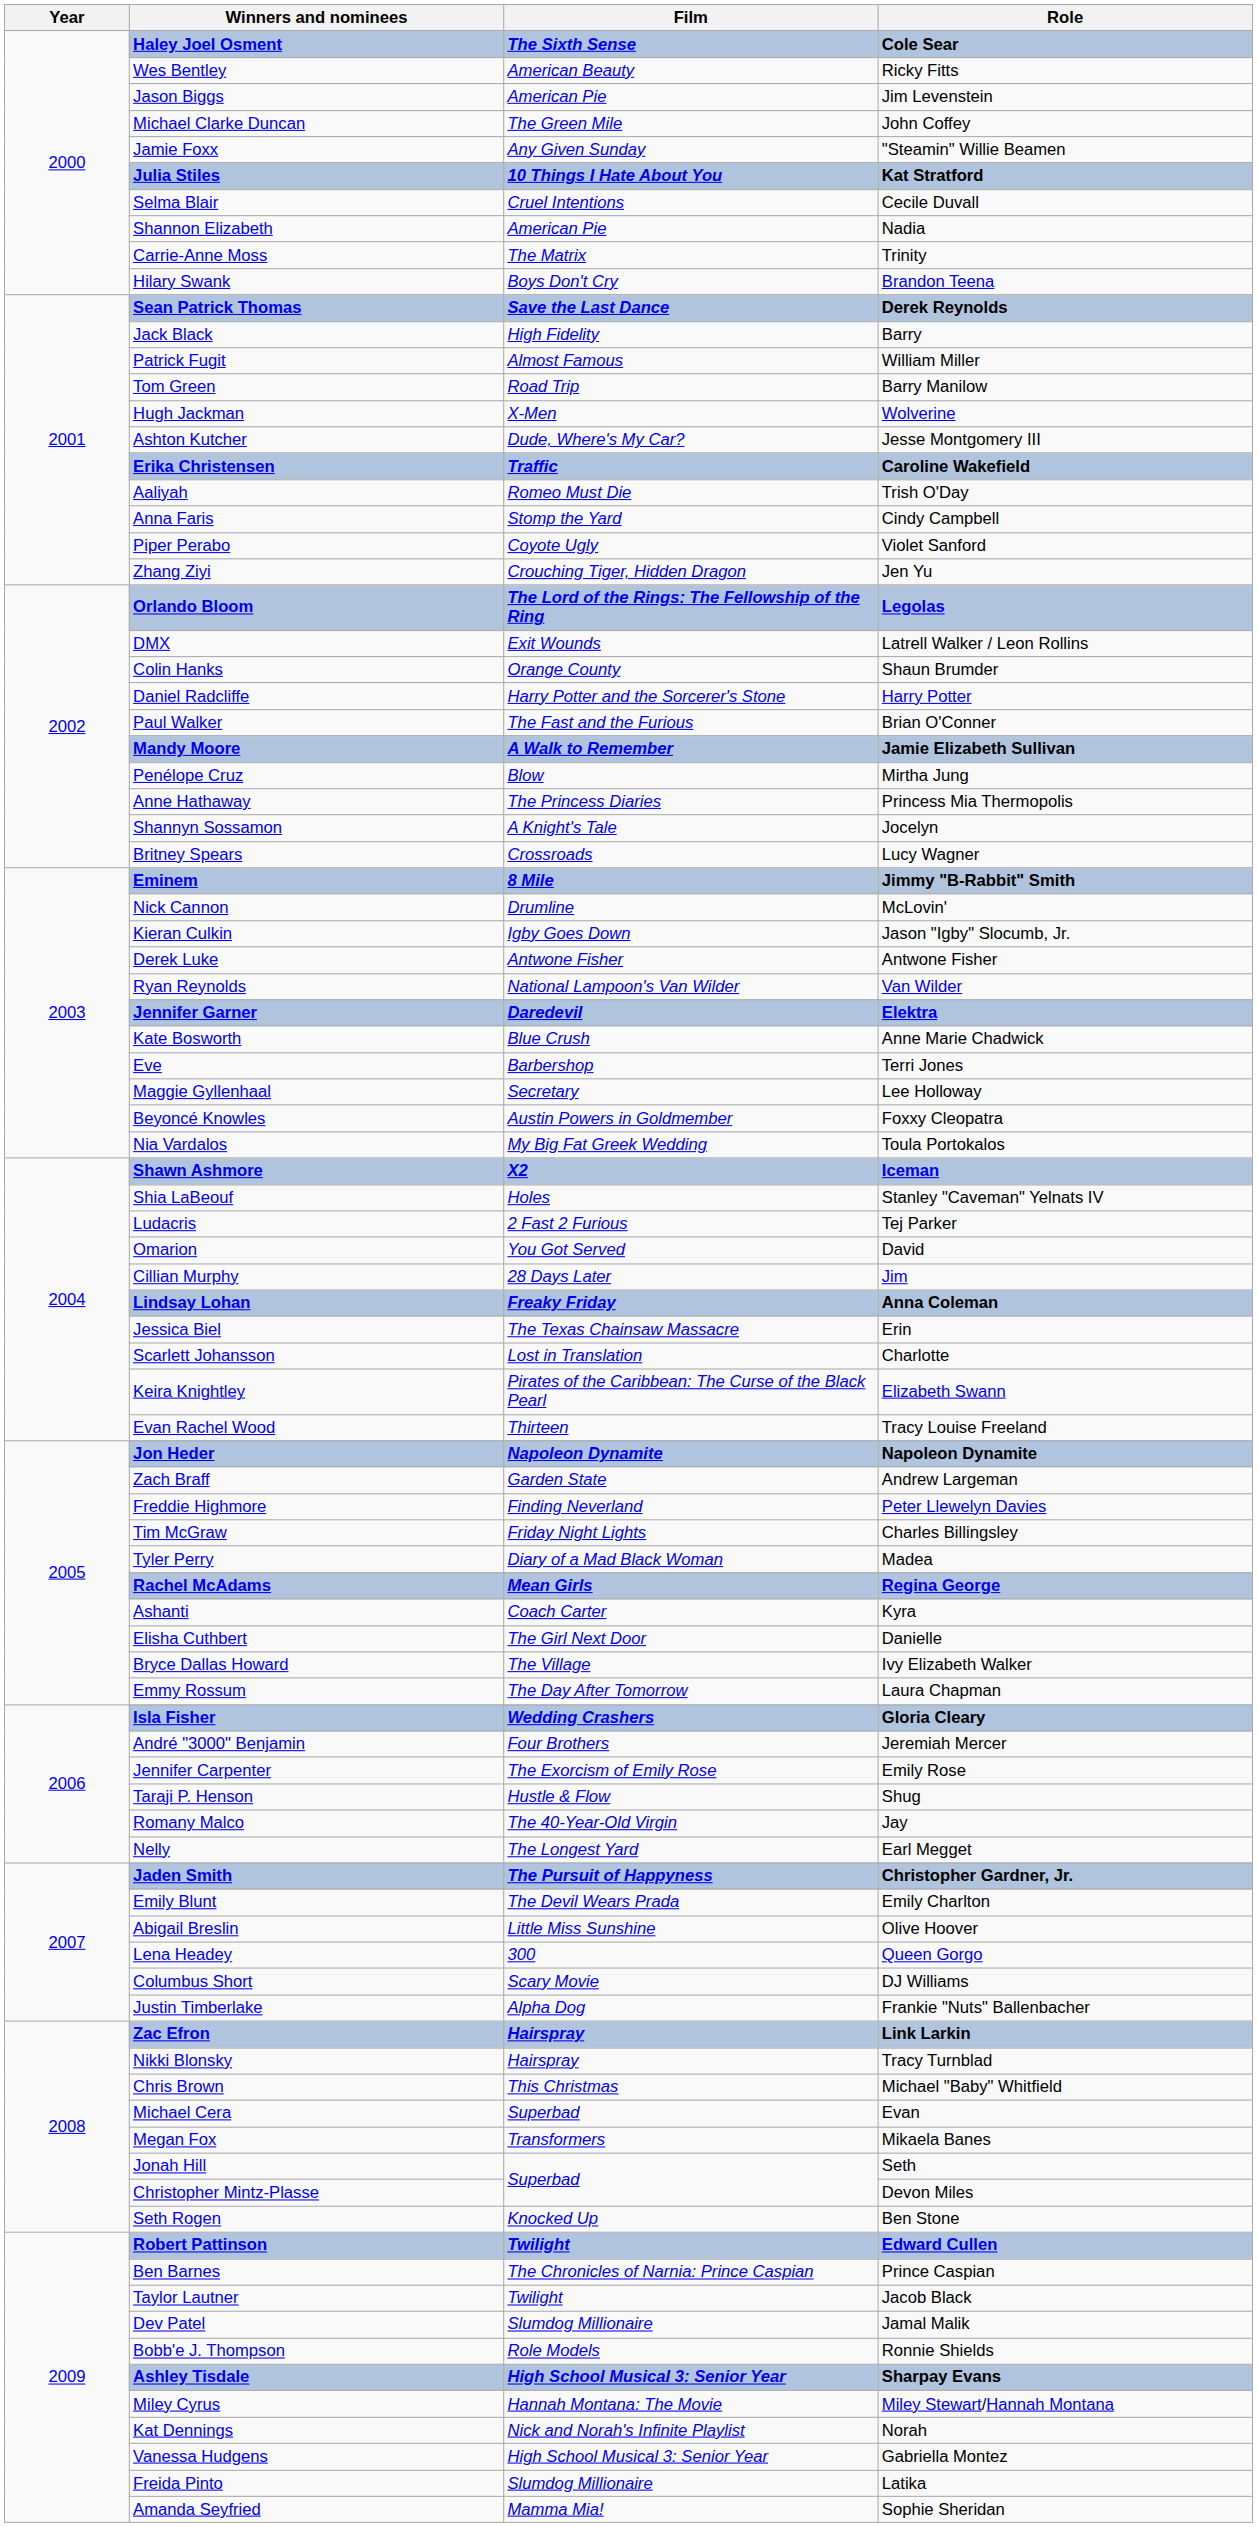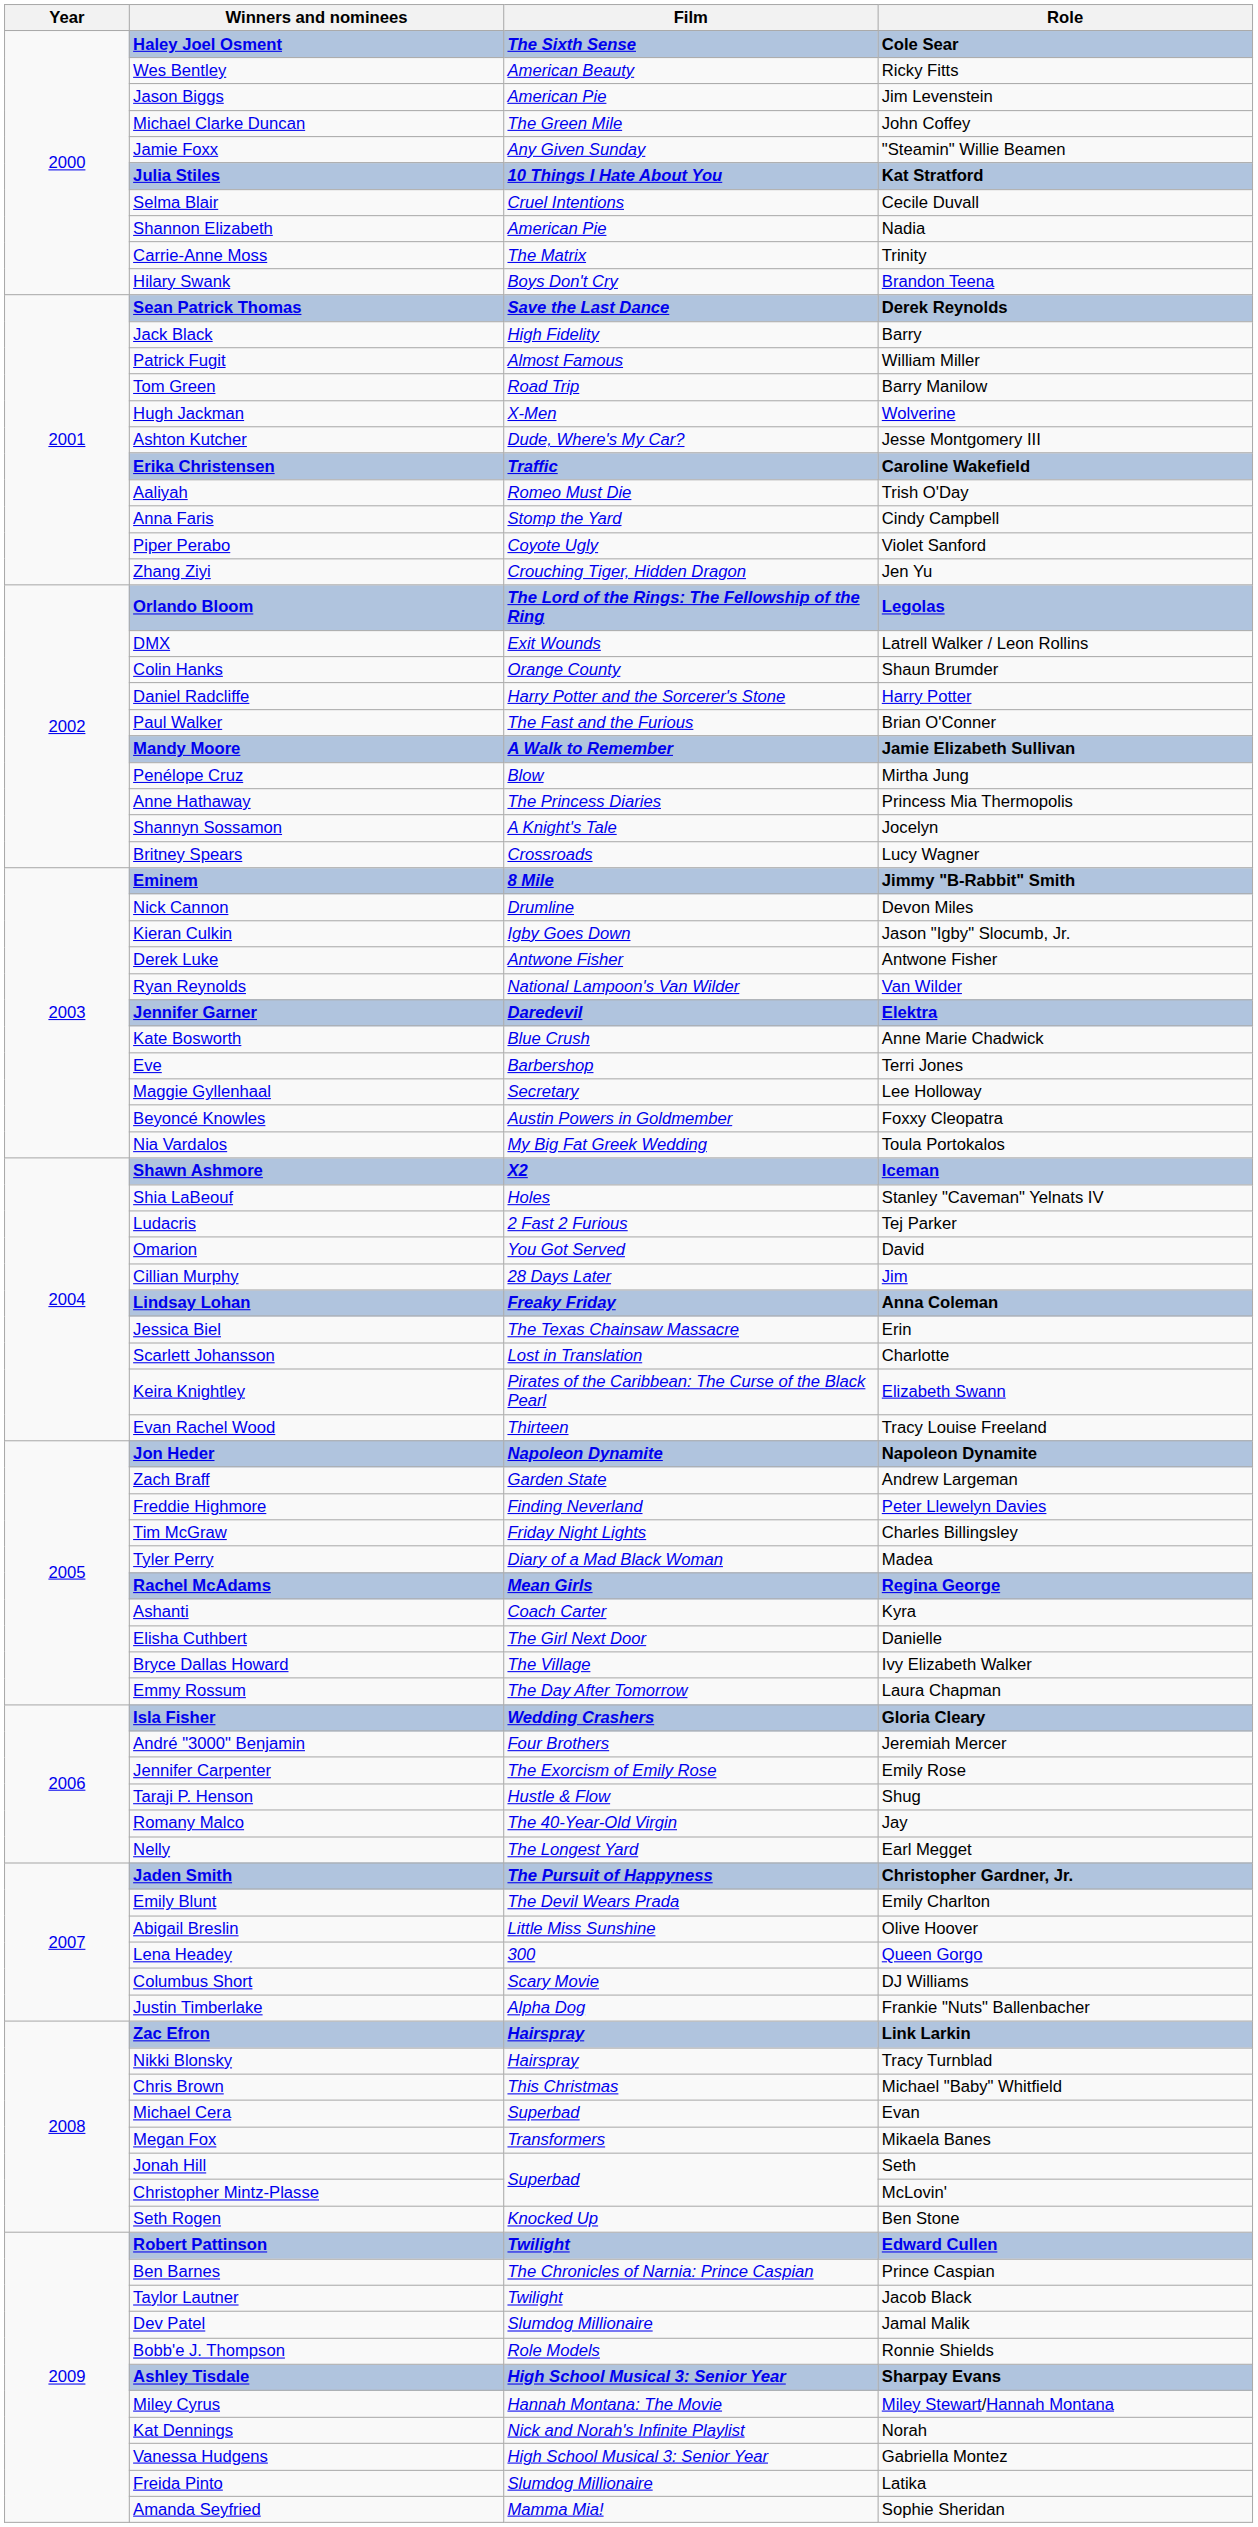(914, 907) McLovin' -> (928, 907) Devon Miles
(928, 2192) Devon Miles -> (914, 2192) McLovin'
